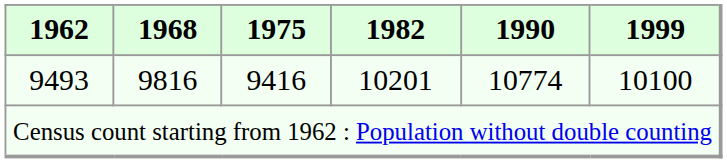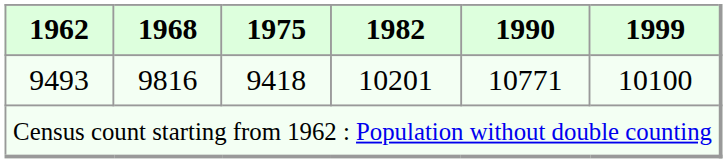(276, 79) 9416 -> (276, 79) 9418
(525, 79) 10774 -> (525, 79) 10771
